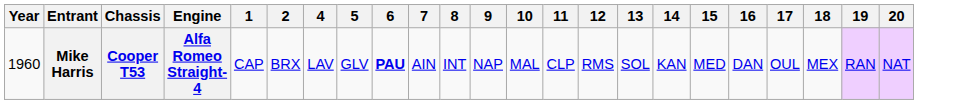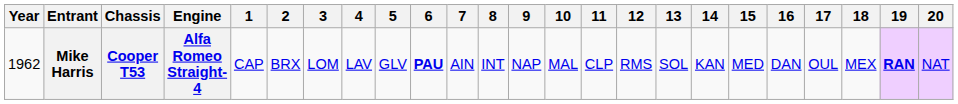+ column: (323, 16)
(24, 64) 1960 -> (24, 64) 1962
(860, 64) normal -> (899, 64) bold
